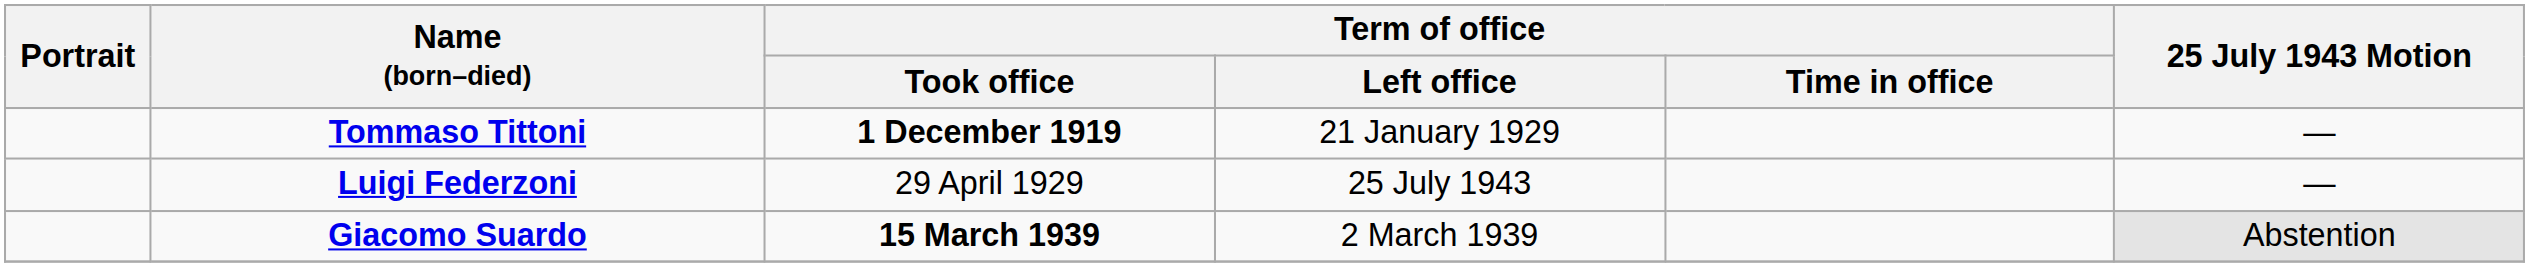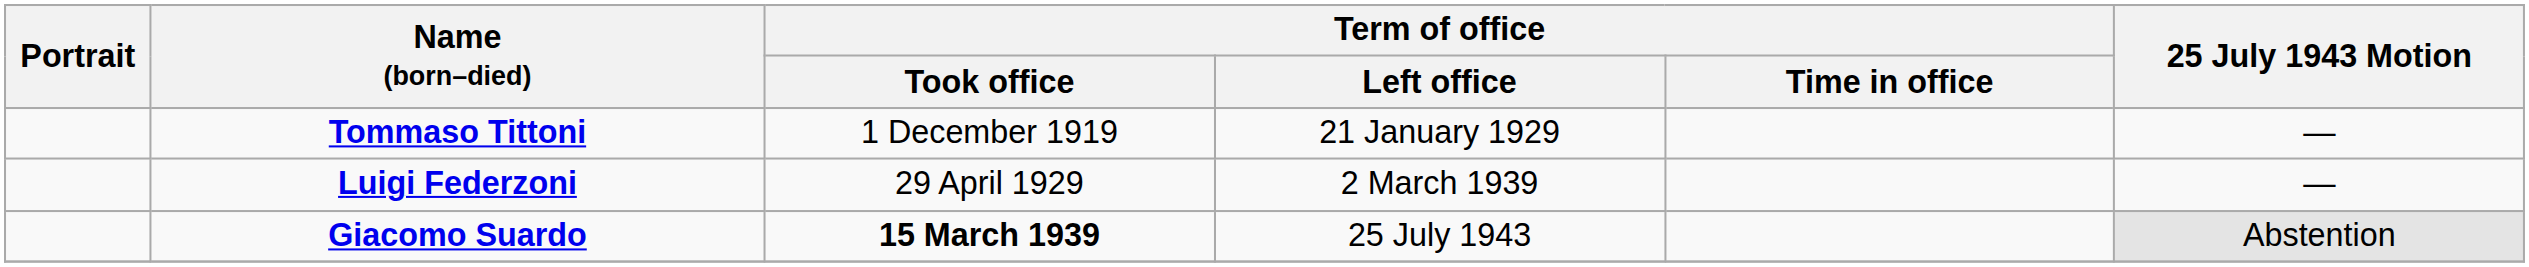(989, 132) bold -> (989, 132) normal
(1440, 183) 25 July 1943 -> (1440, 183) 2 March 1939
(1440, 235) 2 March 1939 -> (1440, 235) 25 July 1943
